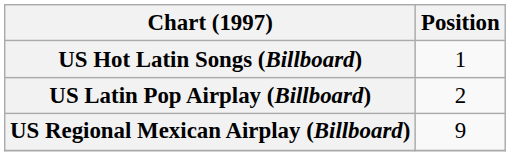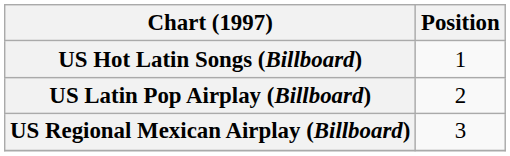(460, 131) 9 -> (460, 131) 3
